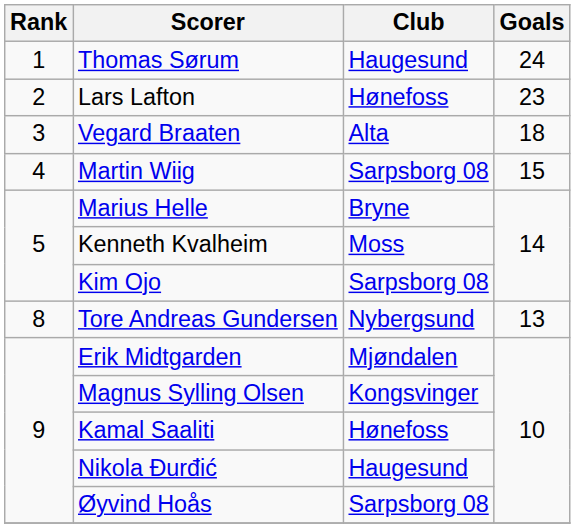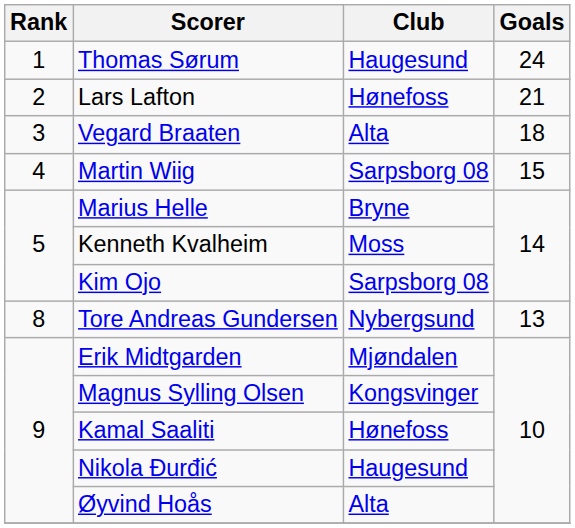(532, 97) 23 -> (532, 97) 21
(419, 504) Sarpsborg 08 -> (369, 504) Alta
